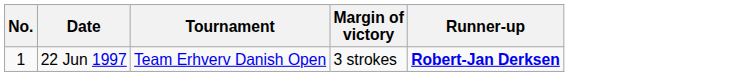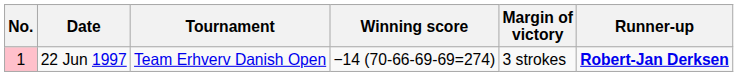+ column: (414, 26)
(21, 59) no background -> (21, 59) pink background
